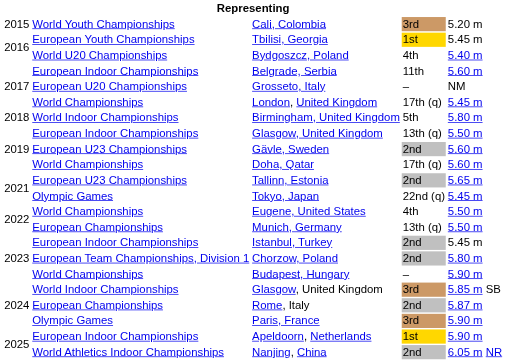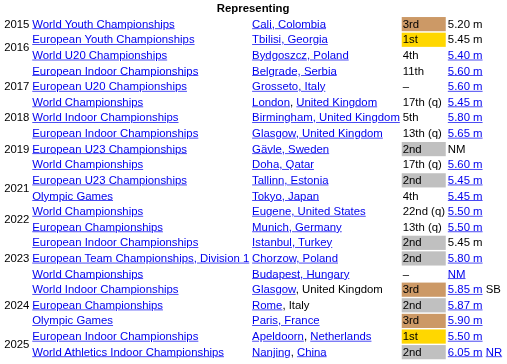(457, 86) NM -> (465, 86) 5.60 m
(465, 133) 5.50 m -> (465, 133) 5.65 m
(465, 149) 5.60 m -> (457, 149) NM
(465, 180) 5.65 m -> (465, 180) 5.45 m
(424, 196) 22nd (q) -> (411, 196) 4th
(411, 211) 4th -> (424, 211) 22nd (q)
(465, 274) 5.90 m -> (457, 274) NM
(465, 336) 5.90 m -> (465, 336) 5.50 m
